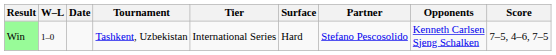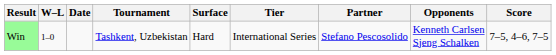columns swapped: (234, 13) <-> (299, 13)
